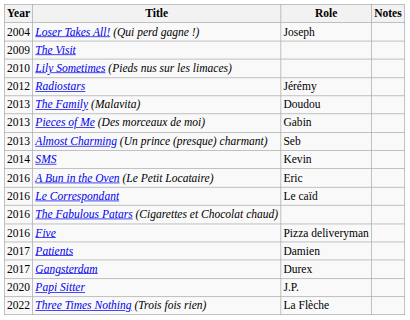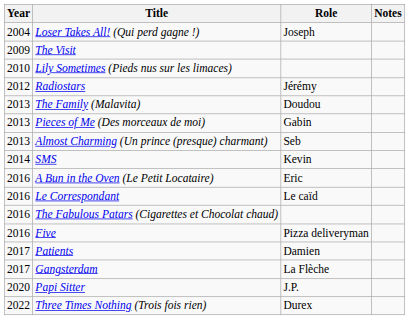(298, 269) Durex -> (306, 269) La Flèche
(306, 305) La Flèche -> (298, 305) Durex
